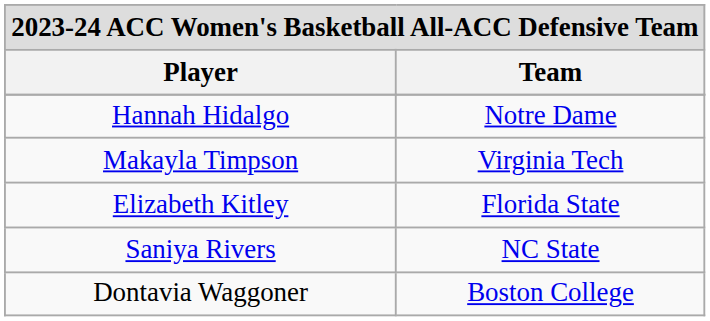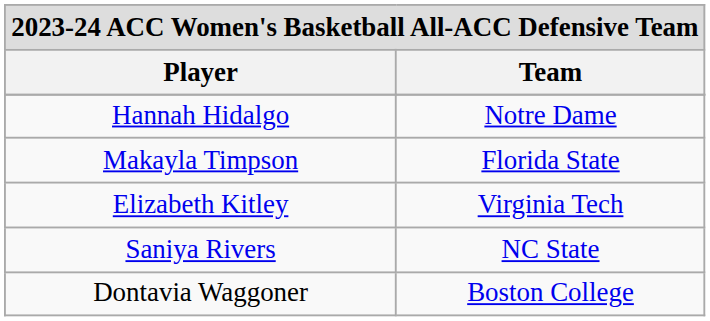(551, 160) Virginia Tech -> (551, 160) Florida State
(551, 204) Florida State -> (551, 204) Virginia Tech
